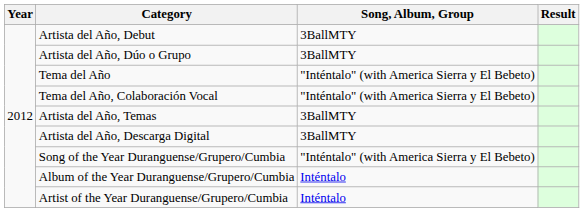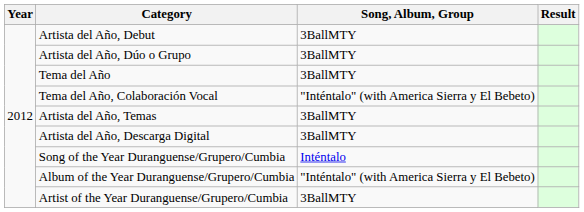(418, 75) "Inténtalo" (with America Sierra y El Bebeto) -> (328, 75) 3BallMTY
(418, 156) "Inténtalo" (with America Sierra y El Bebeto) -> (323, 156) Inténtalo
(323, 177) Inténtalo -> (418, 177) "Inténtalo" (with America Sierra y El Bebeto)
(323, 197) Inténtalo -> (328, 197) 3BallMTY
